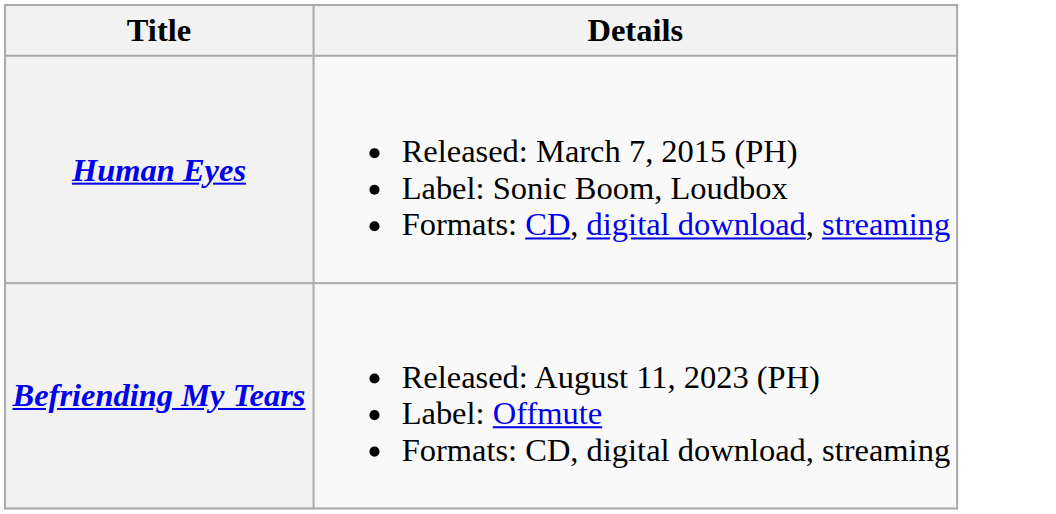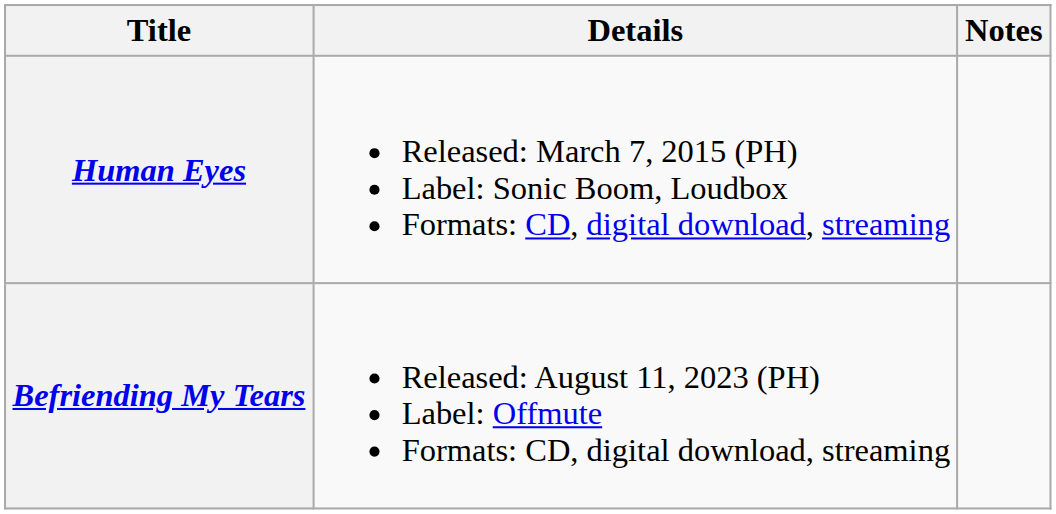+ column: (1004, 30)
